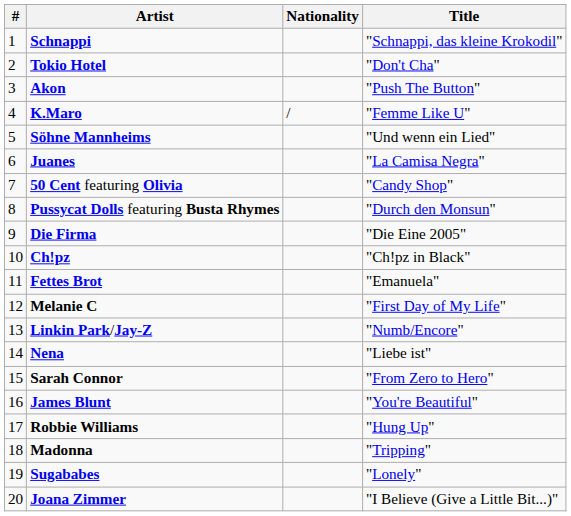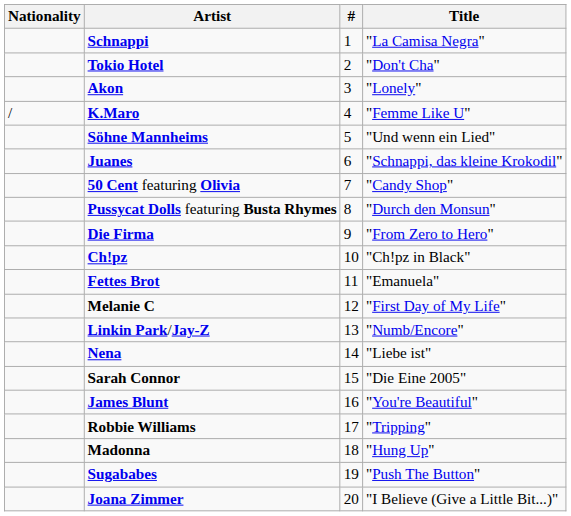columns swapped: (16, 16) <-> (323, 16)
(464, 40) "Schnappi, das kleine Krokodil" -> (425, 40) "La Camisa Negra"
(423, 88) "Push The Button" -> (394, 88) "Lonely"
(425, 161) "La Camisa Negra" -> (464, 161) "Schnappi, das kleine Krokodil"
(416, 233) "Die Eine 2005" -> (430, 233) "From Zero to Hero"
(430, 378) "From Zero to Hero" -> (416, 378) "Die Eine 2005"
(400, 426) "Hung Up" -> (398, 426) "Tripping"
(398, 450) "Tripping" -> (400, 450) "Hung Up"
(394, 474) "Lonely" -> (423, 474) "Push The Button"
